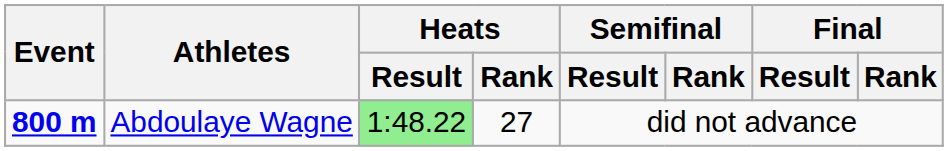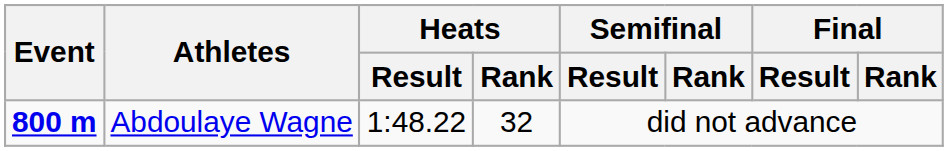(416, 123) lightgreen background -> (416, 123) no background
(517, 123) 27 -> (517, 123) 32
